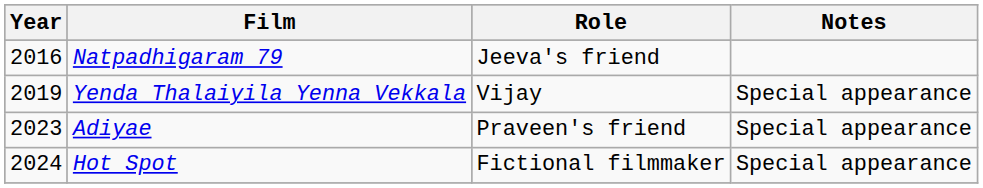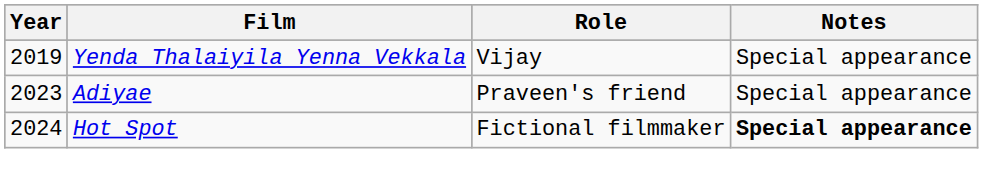- row: (178, 58)
(854, 165) normal -> (854, 129) bold
